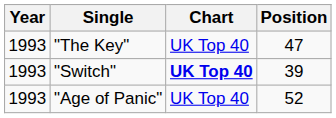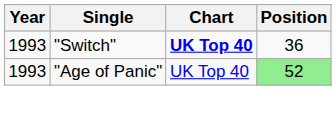- row: (92, 44)
(294, 71) 39 -> (294, 44) 36
(294, 98) no background -> (294, 71) lightgreen background
